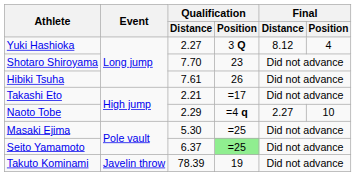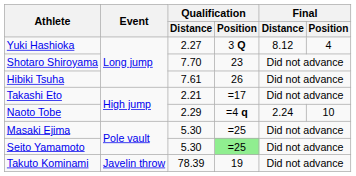(283, 113) 2.27 -> (283, 113) 2.24
(191, 147) 6.37 -> (191, 147) 5.30
